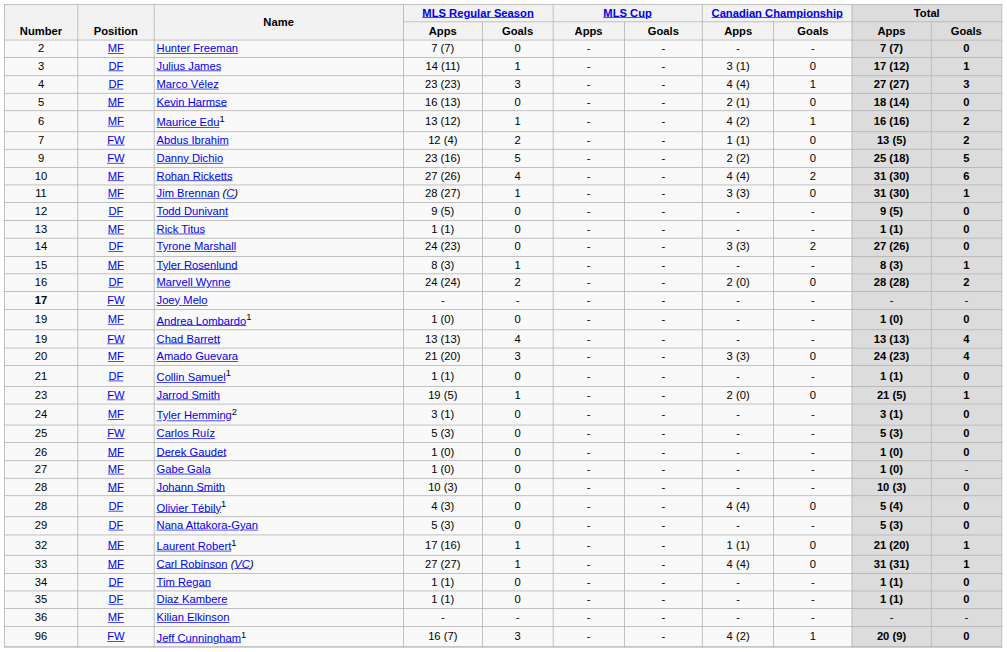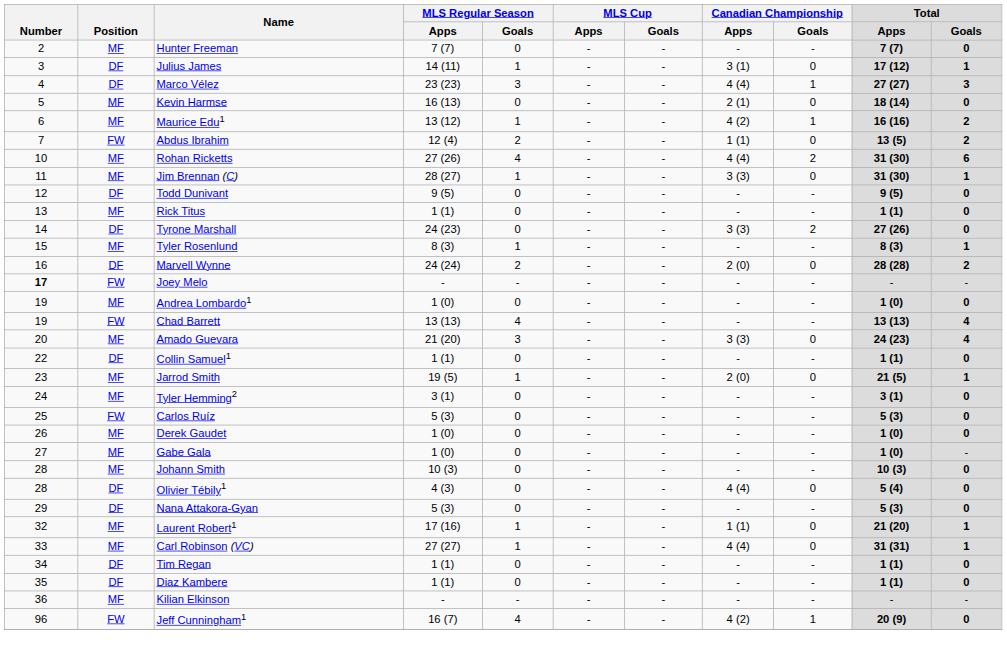- row: (190, 158)
(41, 376) 21 -> (41, 358) 22
(116, 395) FW -> (116, 377) MF
(518, 636) 3 -> (518, 619) 4
